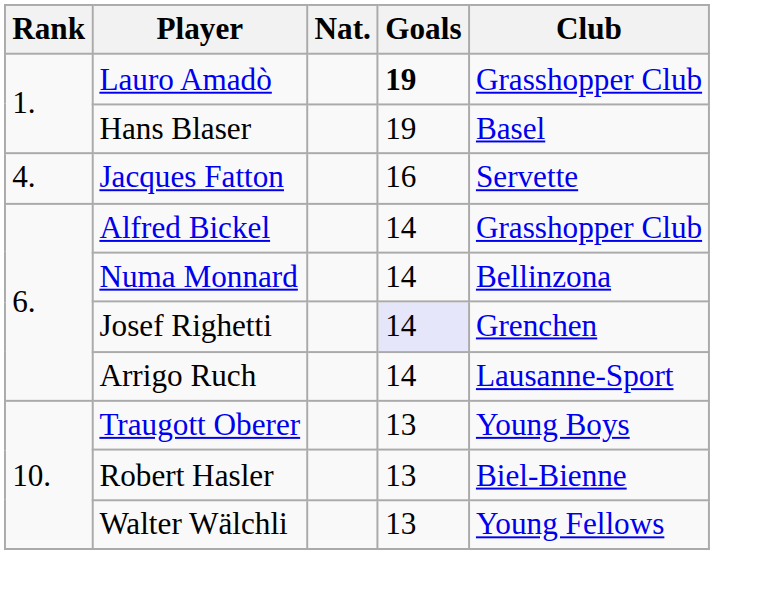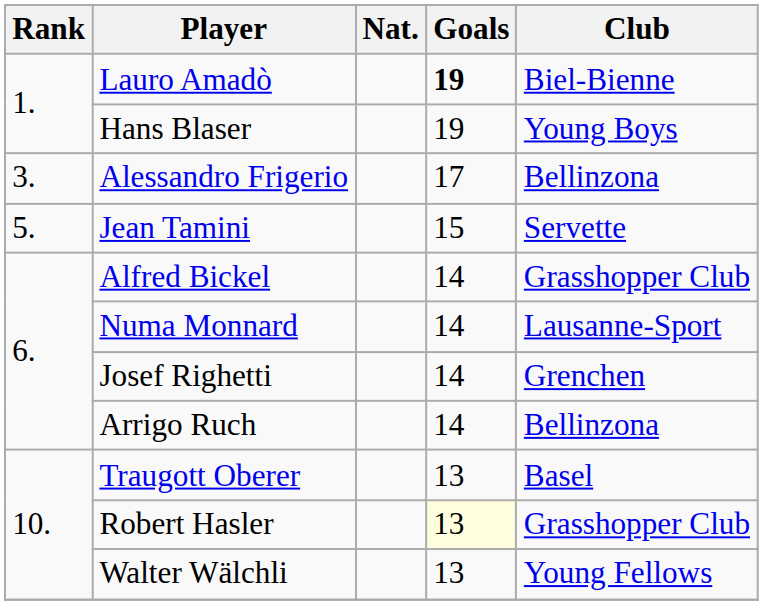(589, 78) Grasshopper Club -> (599, 78) Biel-Bienne
(511, 128) Basel -> (601, 128) Young Boys
+ row: (224, 177)
- row: (192, 177)
+ row: (175, 227)
(544, 276) Bellinzona -> (623, 326) Lausanne-Sport
(401, 326) lavender background -> (449, 375) no background
(575, 375) Lausanne-Sport -> (591, 425) Bellinzona
(553, 425) Young Boys -> (559, 474) Basel
(401, 474) no background -> (449, 524) lightyellow background
(551, 474) Biel-Bienne -> (637, 524) Grasshopper Club
